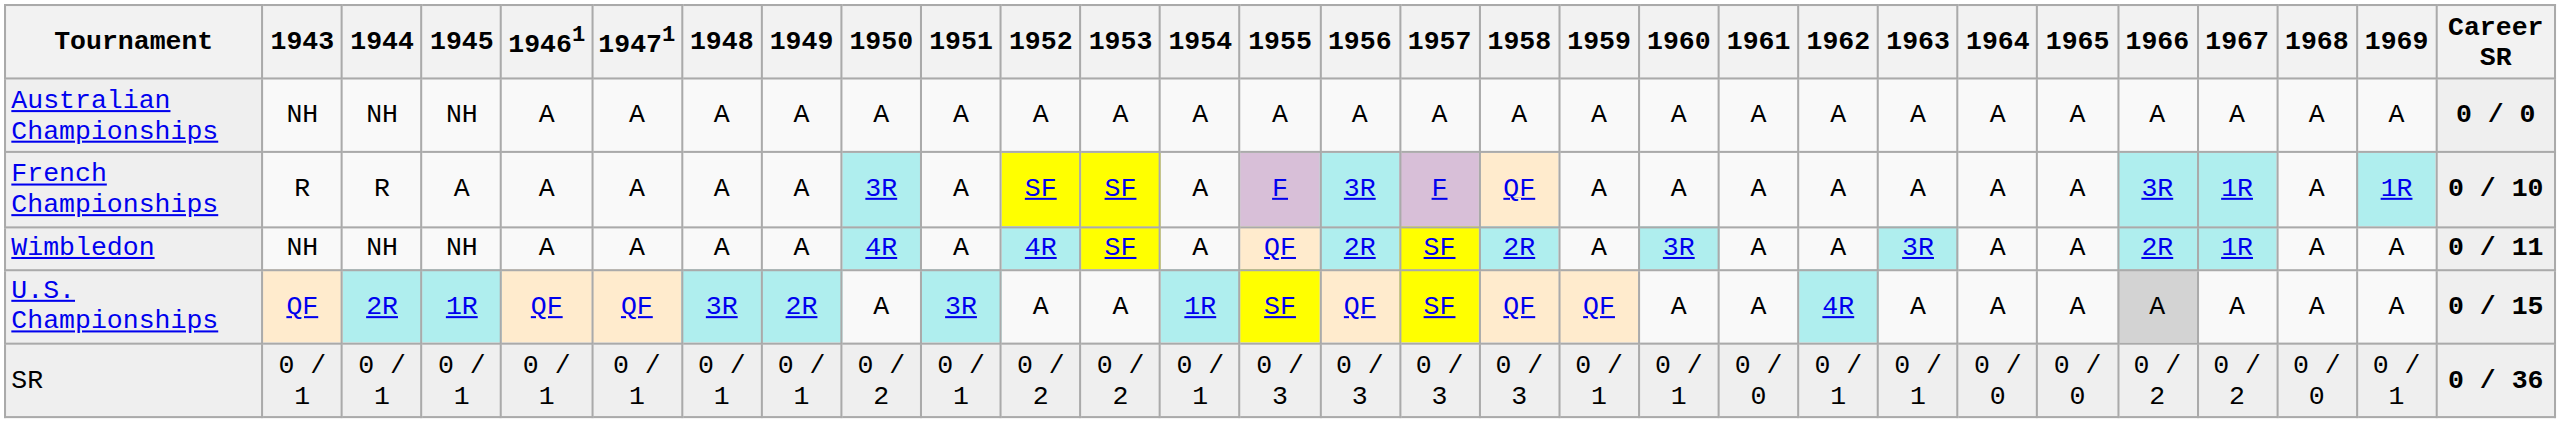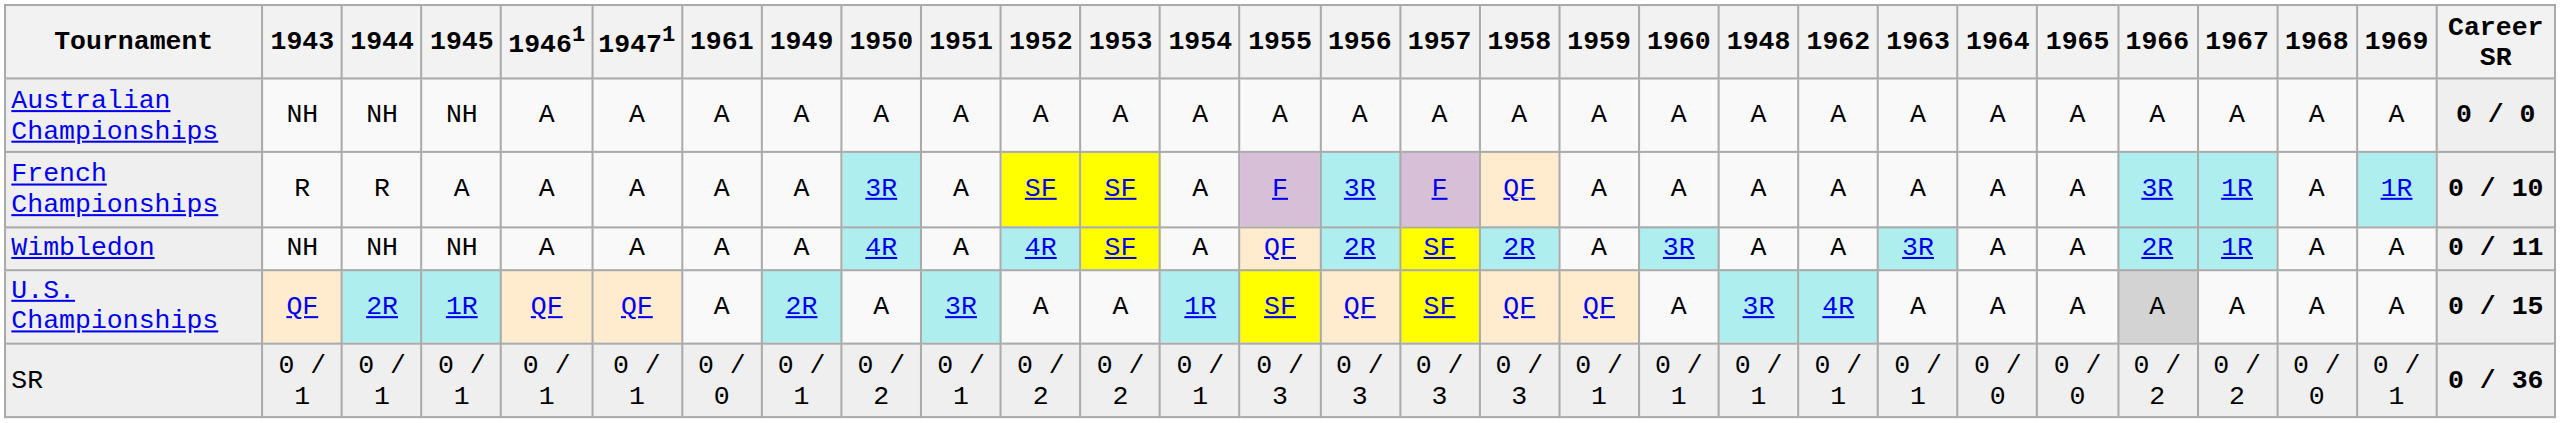columns swapped: (722, 42) <-> (1759, 42)
